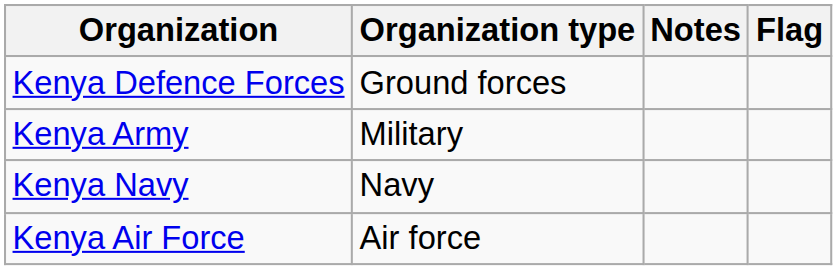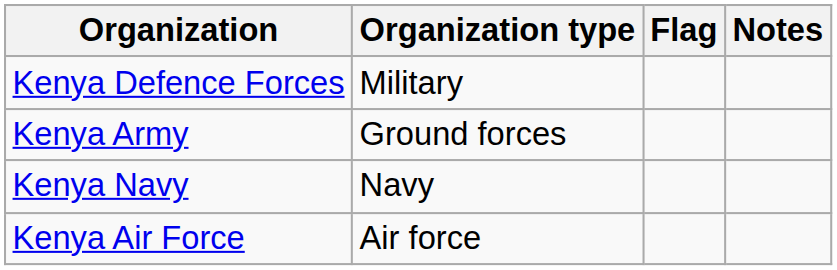columns swapped: (790, 30) <-> (696, 30)
(463, 82) Ground forces -> (411, 82) Military
(411, 133) Military -> (463, 133) Ground forces
